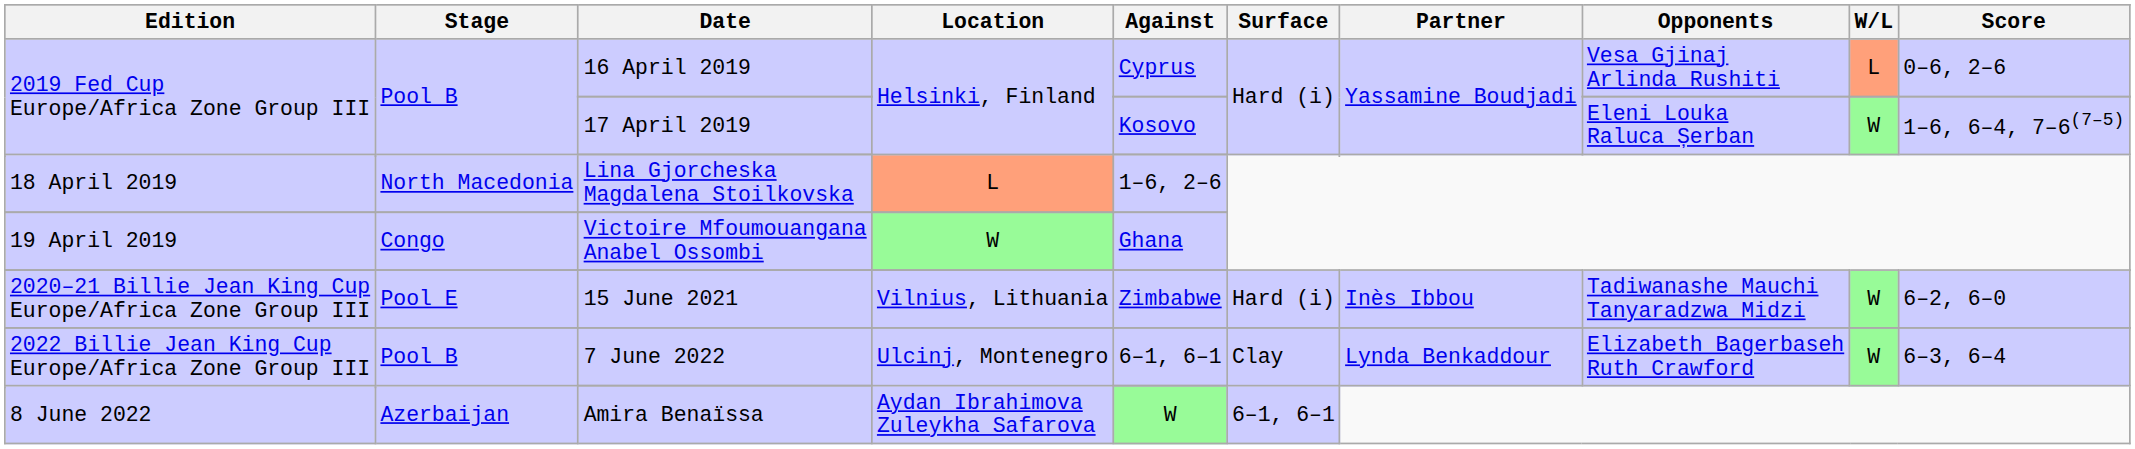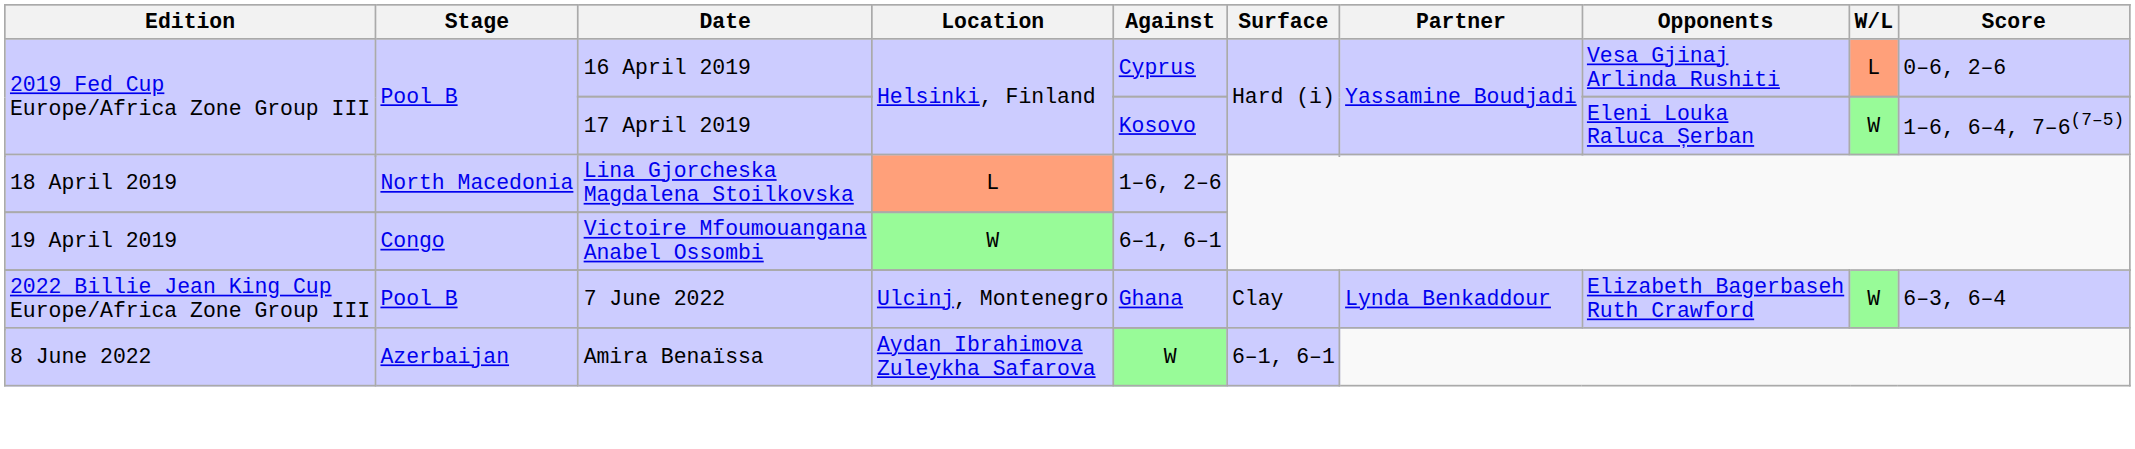(1151, 241) Ghana -> (1170, 241) 6–1, 6–1
- row: (661, 299)
(1170, 357) 6–1, 6–1 -> (1151, 299) Ghana
